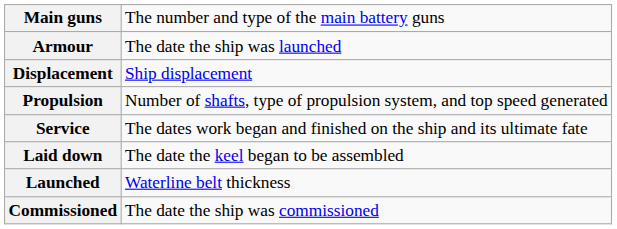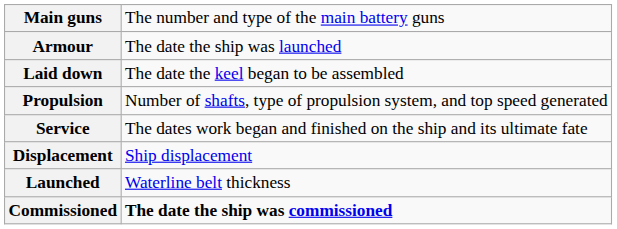rows swapped: (63, 73) <-> (63, 155)
(252, 210) normal -> (259, 210) bold
